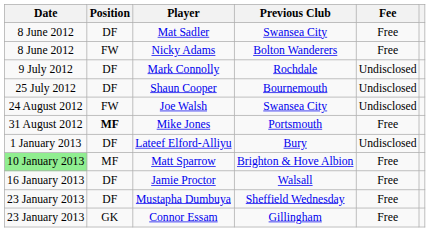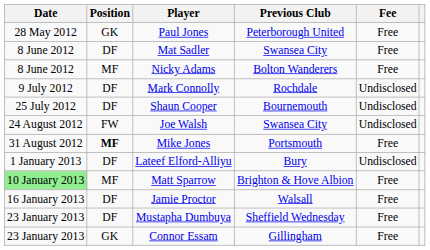+ row: (183, 32)
(110, 50) FW -> (110, 69) MF
